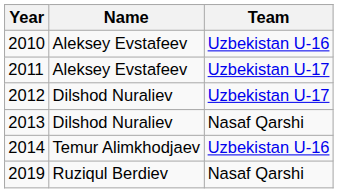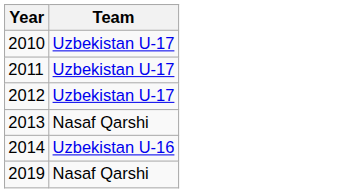- column: (126, 17)
(269, 43) Uzbekistan U-16 -> (113, 43) Uzbekistan U-17
